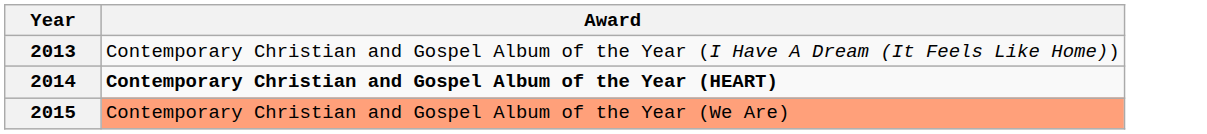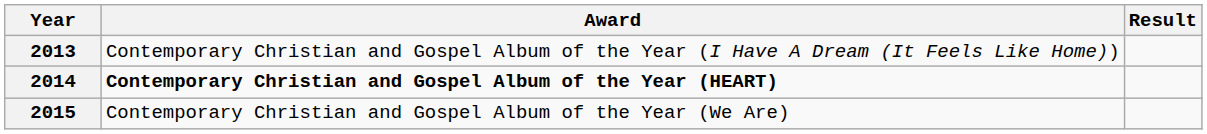+ column: (1163, 20)
(448, 113) lightsalmon background -> (448, 113) no background
